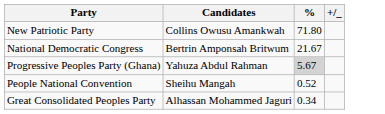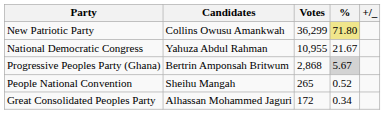+ column: (312, 13)
(309, 30) no background -> (345, 30) khaki background
(227, 48) Bertrin Amponsah Britwum -> (217, 48) Yahuza Abdul Rahman
(217, 65) Yahuza Abdul Rahman -> (227, 65) Bertrin Amponsah Britwum
